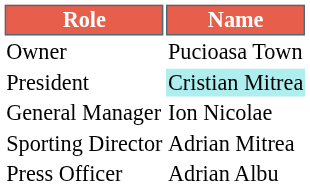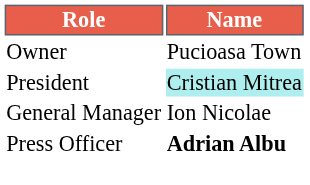- row: (84, 143)
(223, 174) normal -> (226, 143) bold
